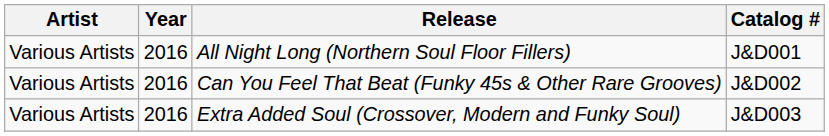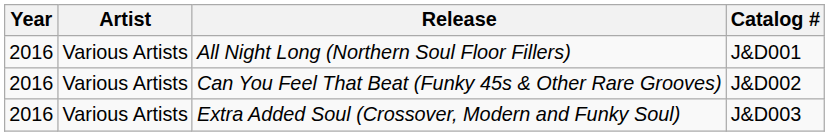columns swapped: (166, 20) <-> (72, 20)
